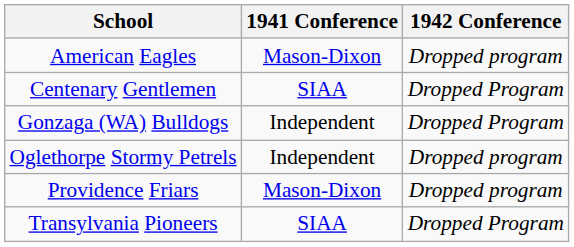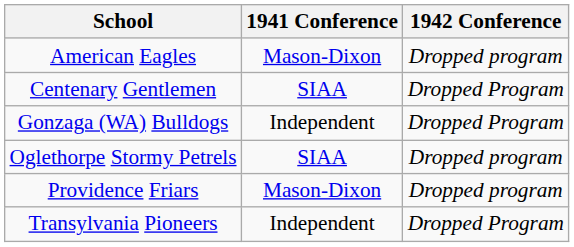(322, 156) Independent -> (322, 156) SIAA
(322, 223) SIAA -> (322, 223) Independent
